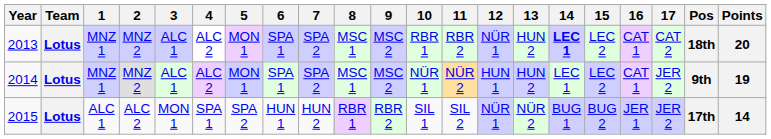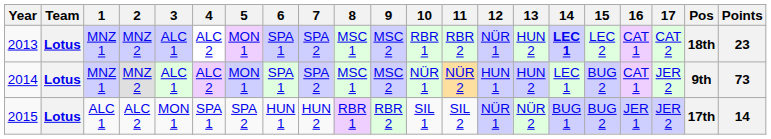(742, 43) 20 -> (742, 43) 23
(602, 79) LEC 2 -> (602, 79) BUG 2
(742, 79) 19 -> (742, 79) 73
